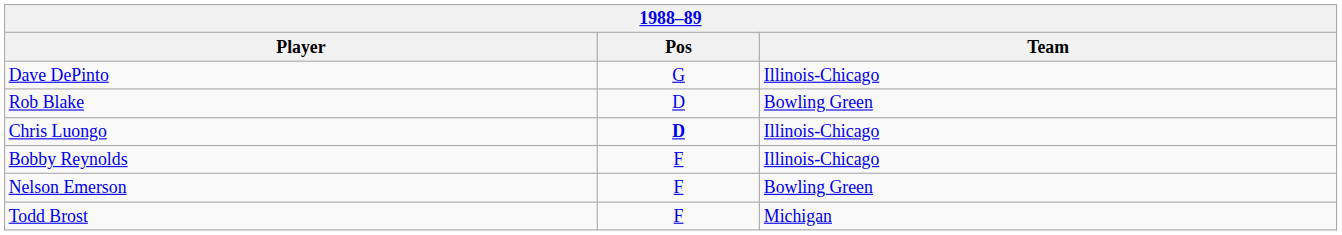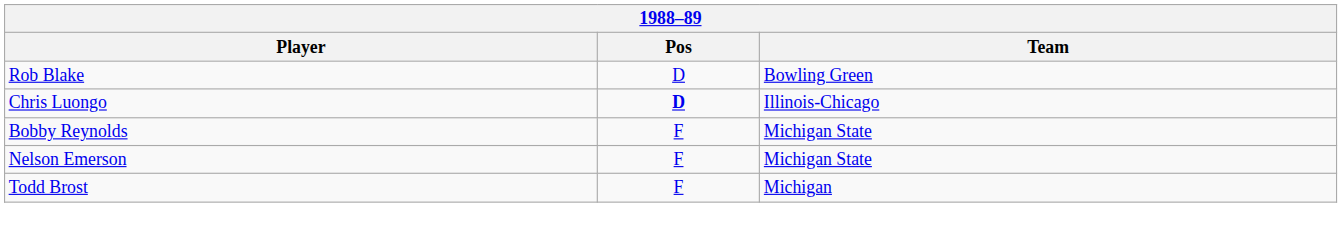- row: (59, 74)
(822, 159) Illinois-Chicago -> (818, 131) Michigan State
(818, 187) Bowling Green -> (818, 159) Michigan State
